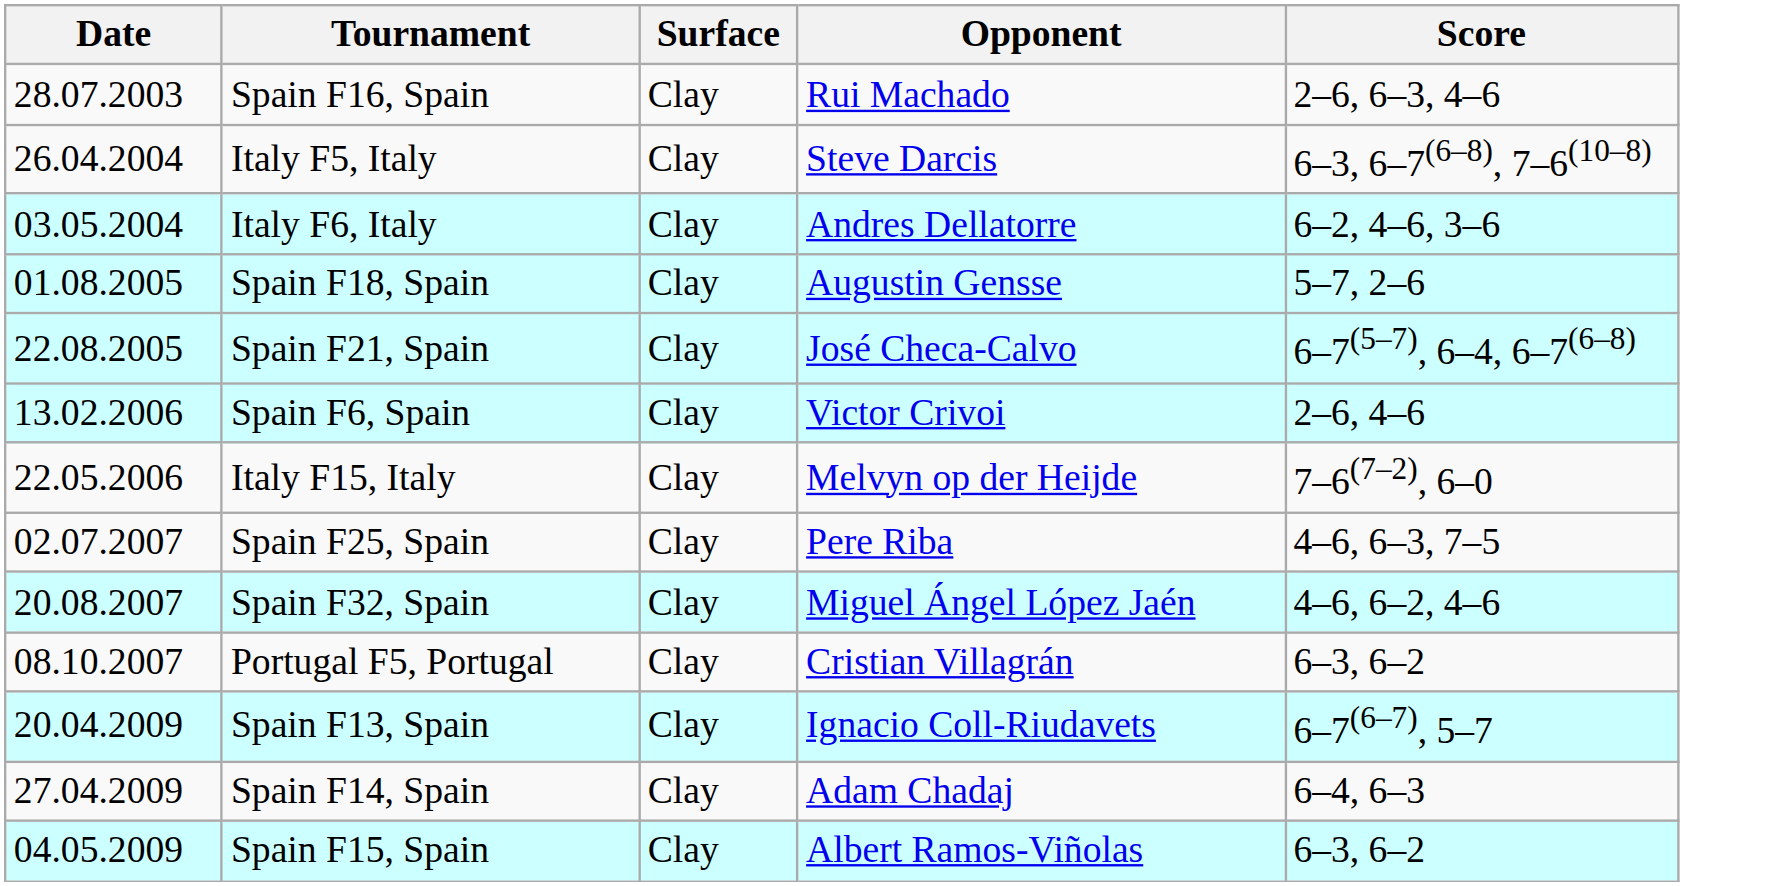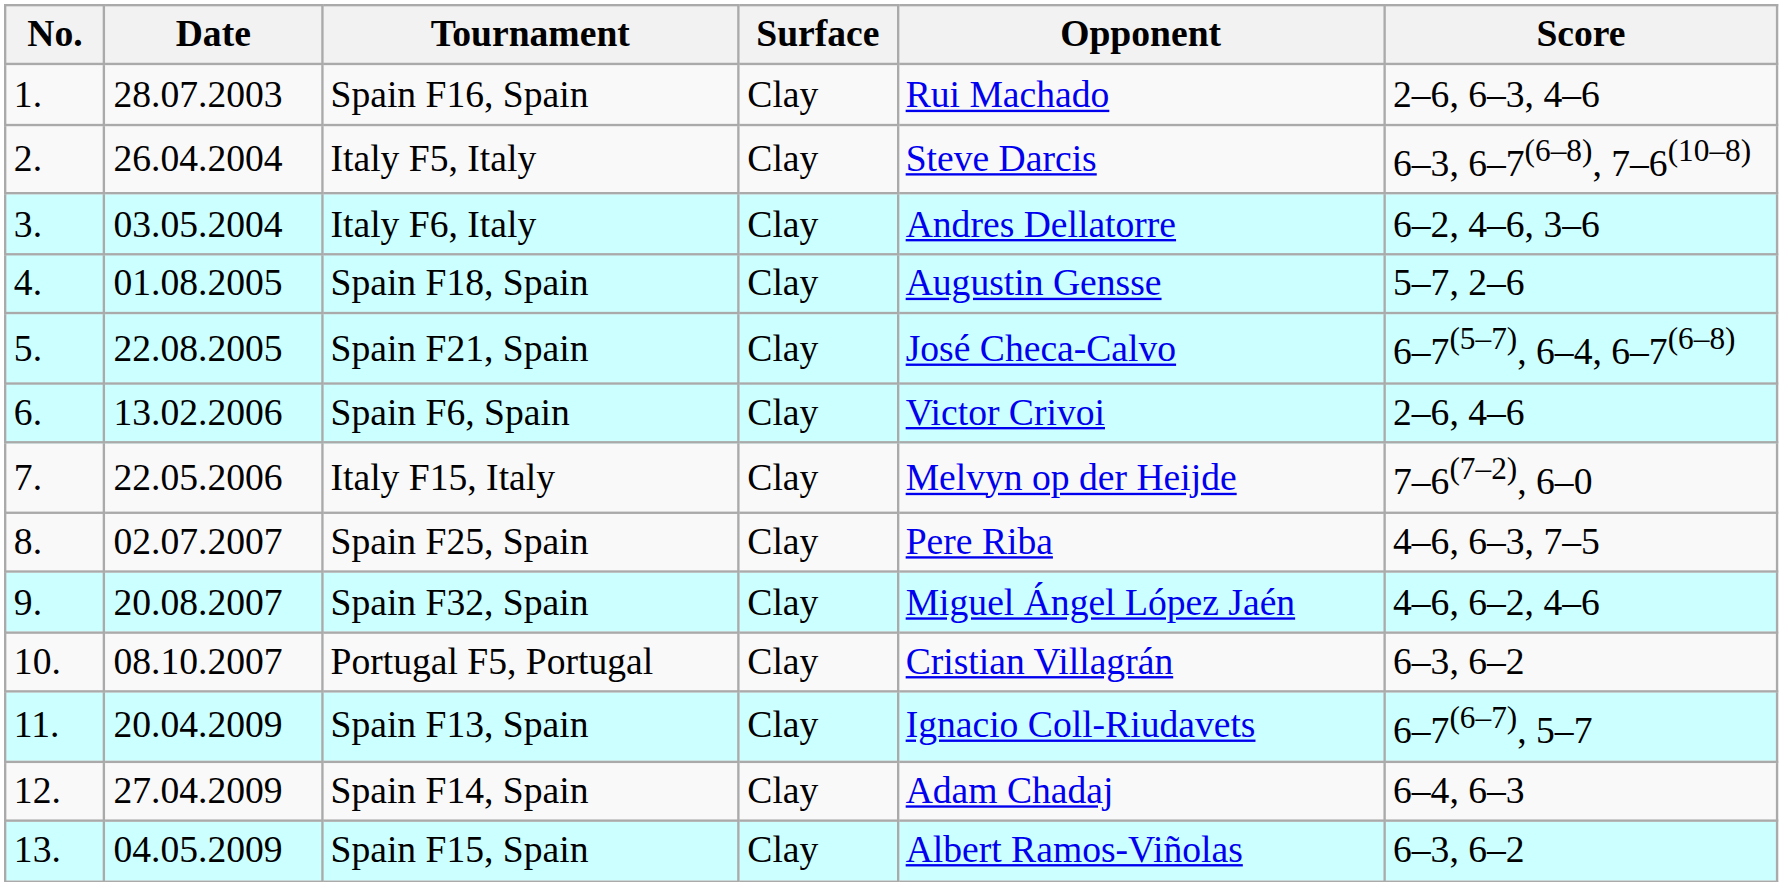+ column: (55, 34)
